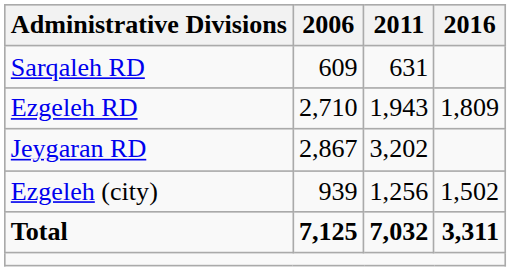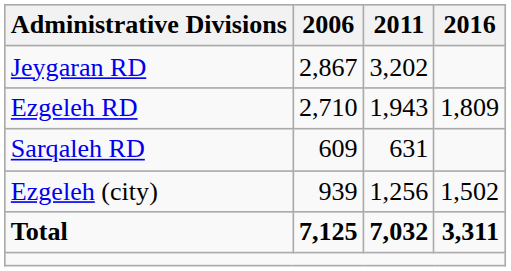rows swapped: (79, 149) <-> (78, 66)
